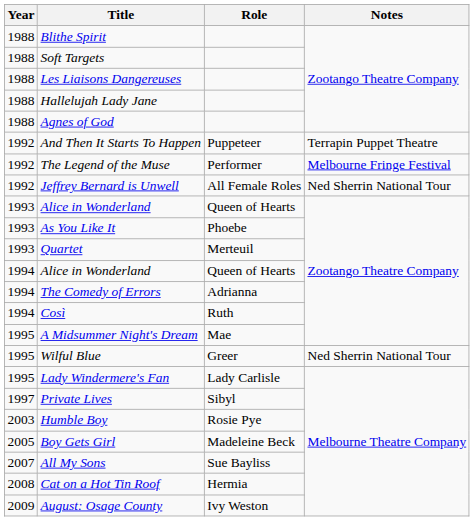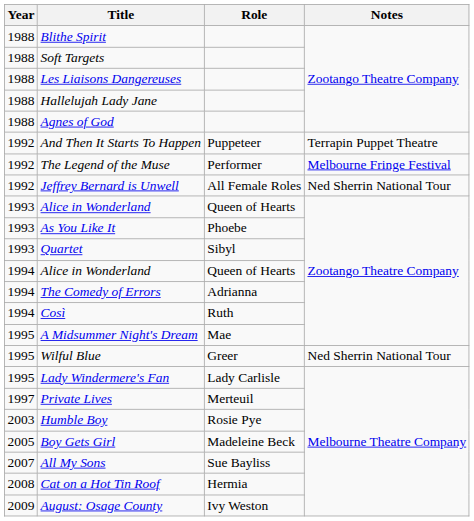(230, 249) Merteuil -> (221, 249) Sibyl
(221, 398) Sibyl -> (230, 398) Merteuil
